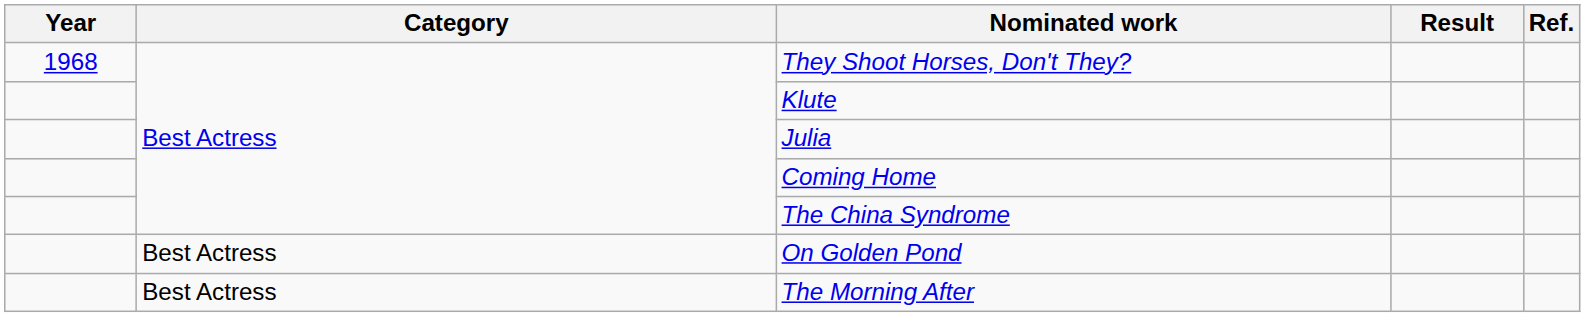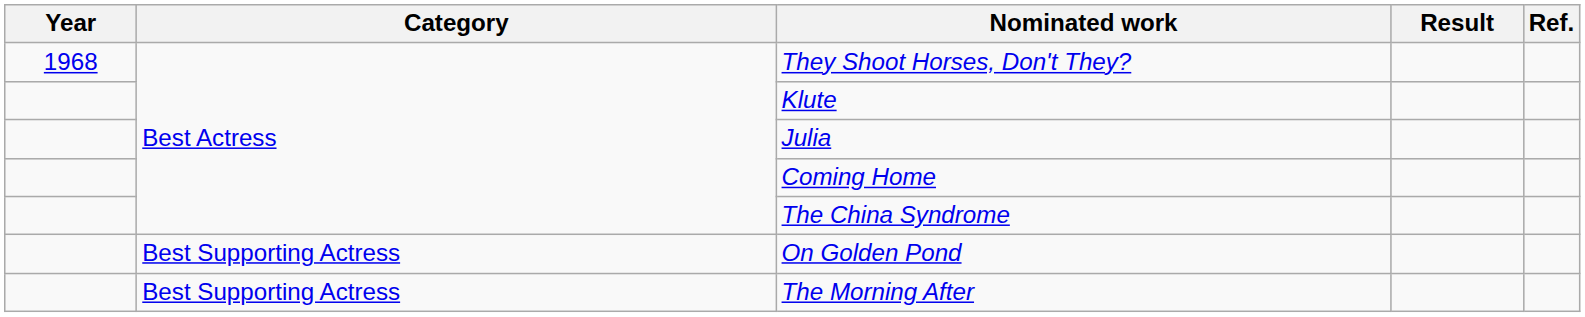(209, 253) Best Actress -> (271, 253) Best Supporting Actress
(209, 291) Best Actress -> (271, 291) Best Supporting Actress
